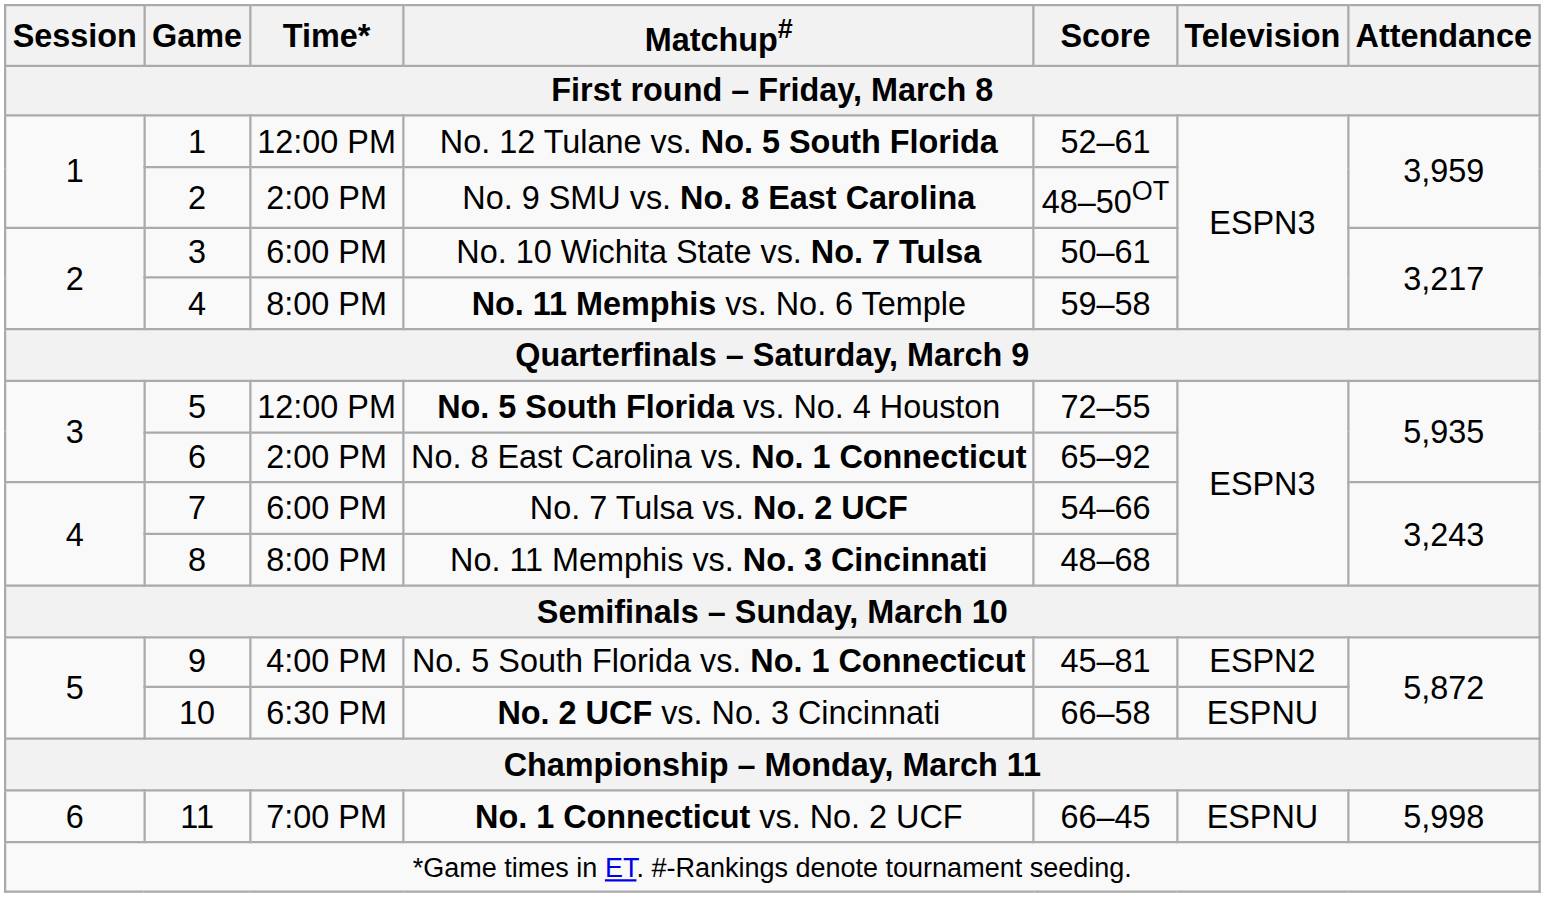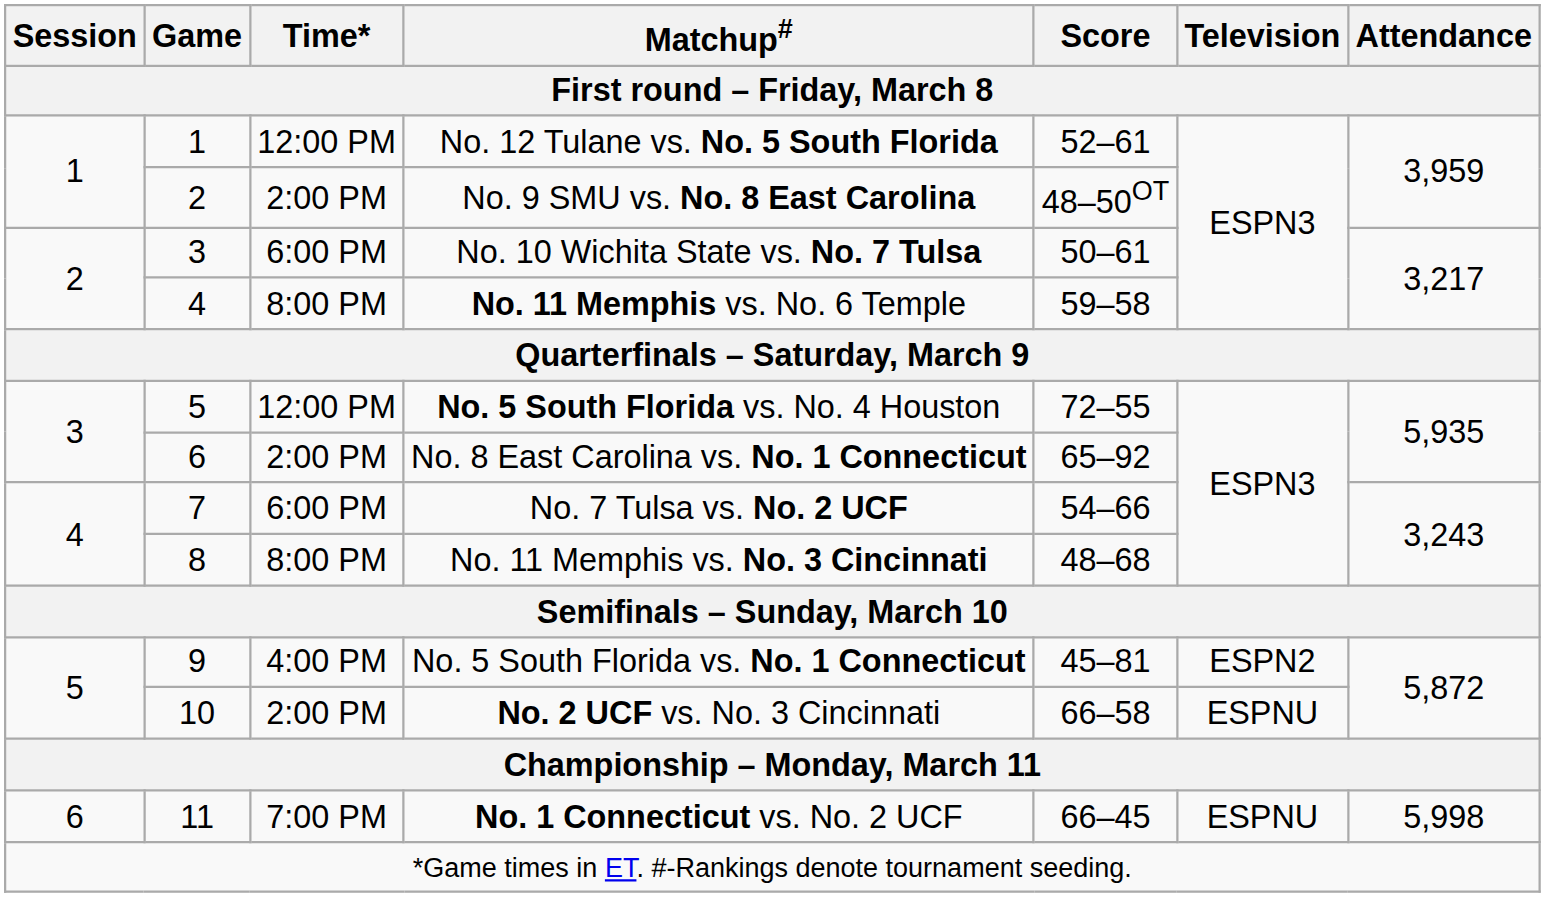(327, 714) 6:30 PM -> (327, 714) 2:00 PM
